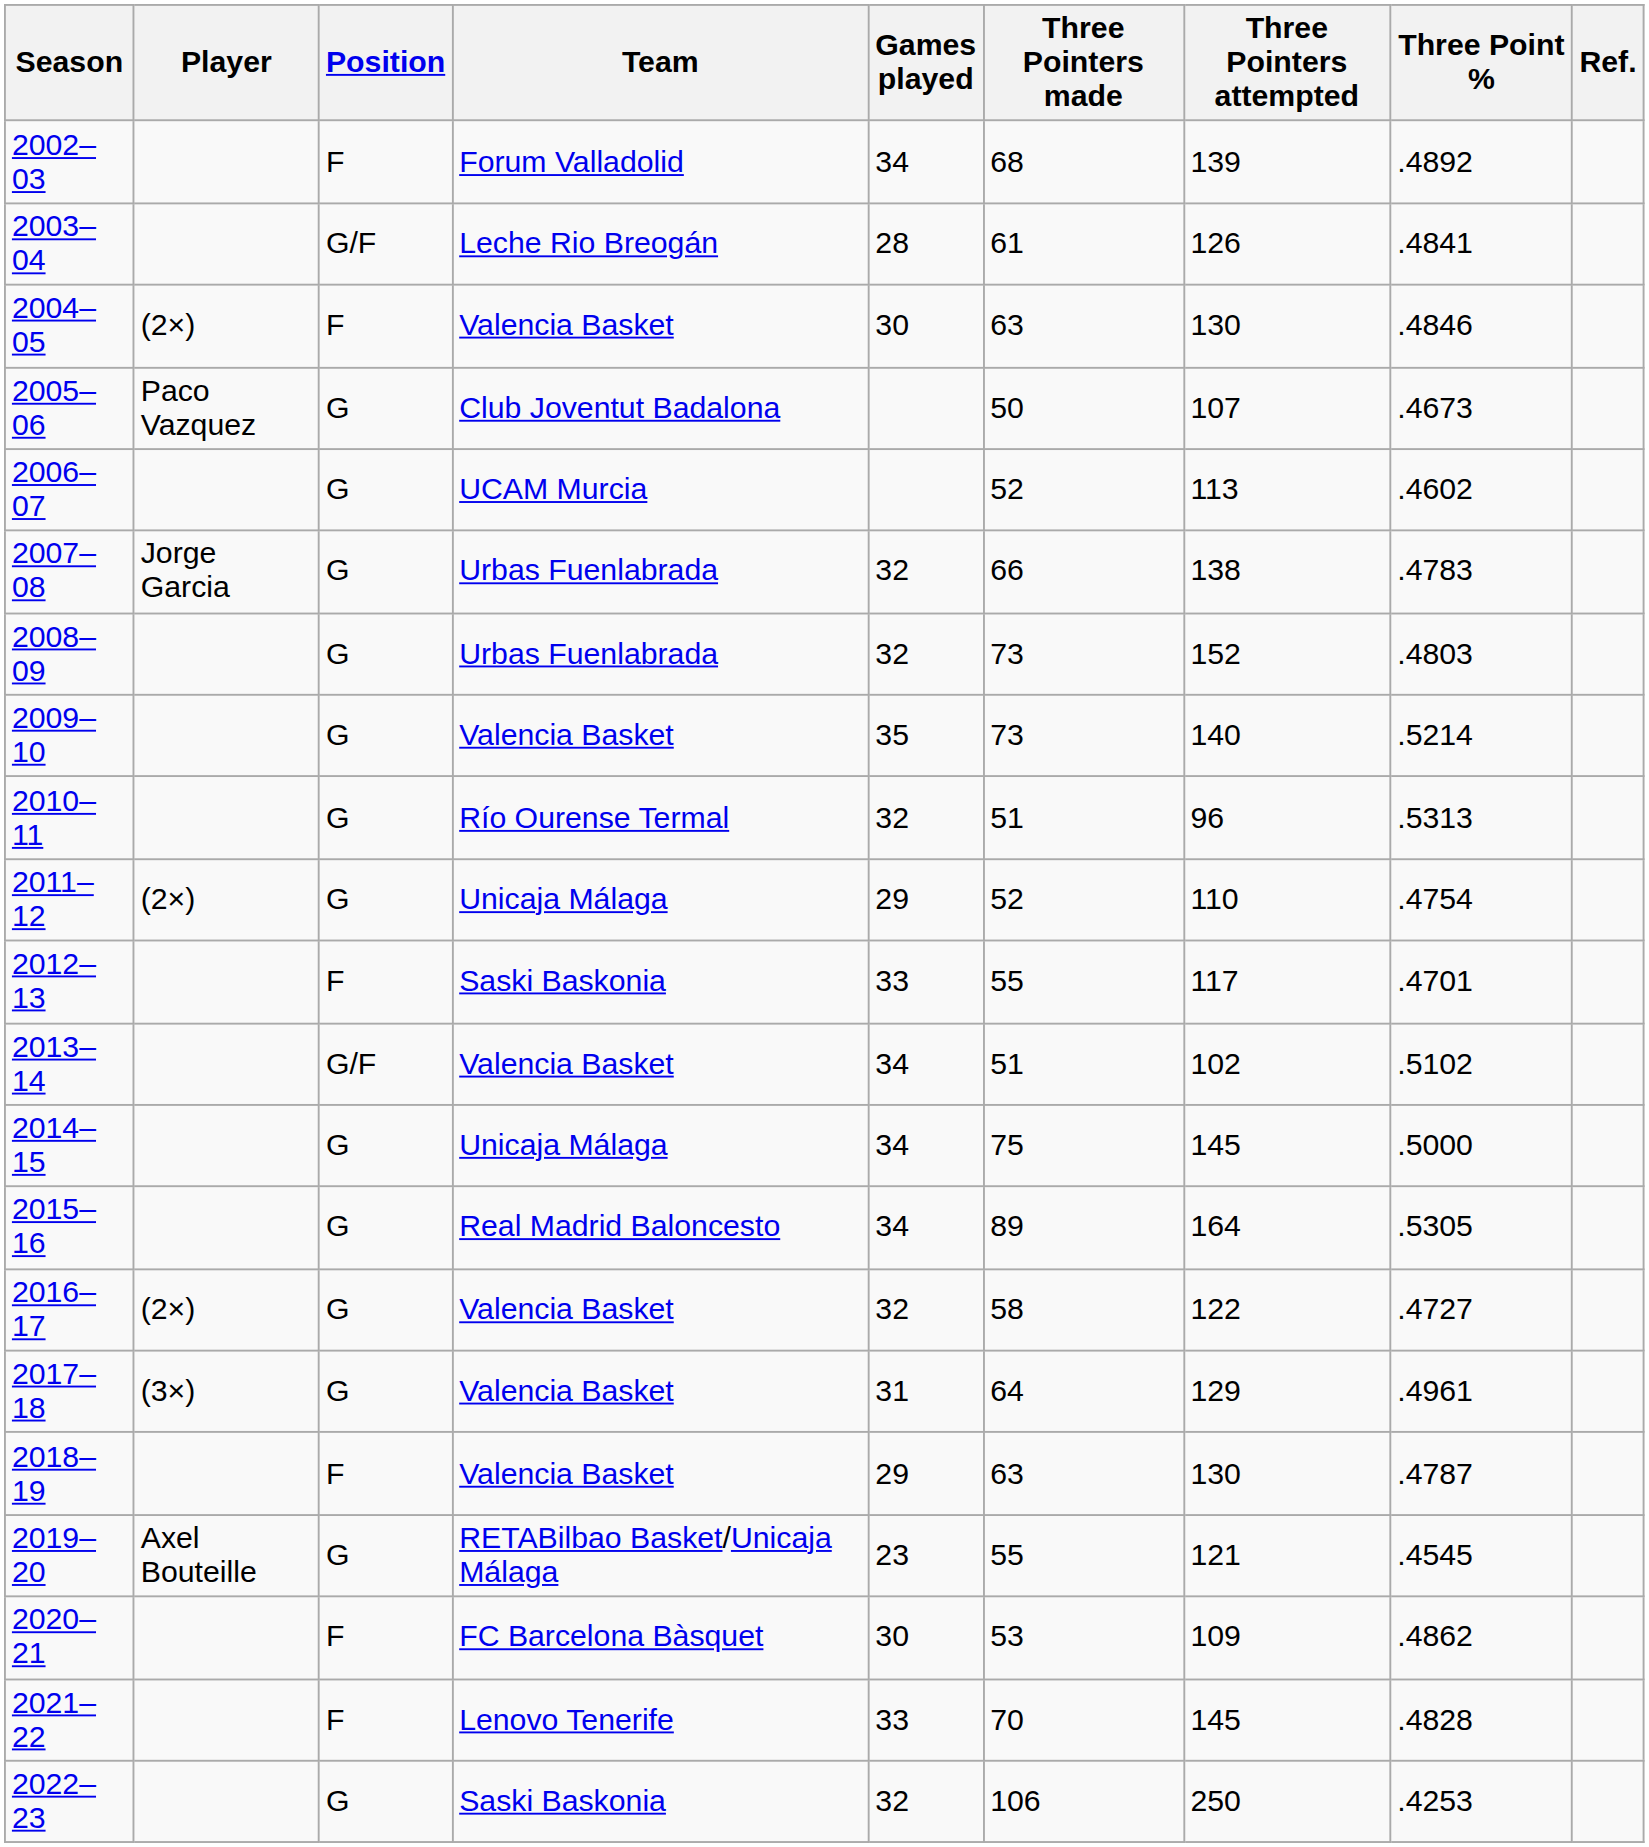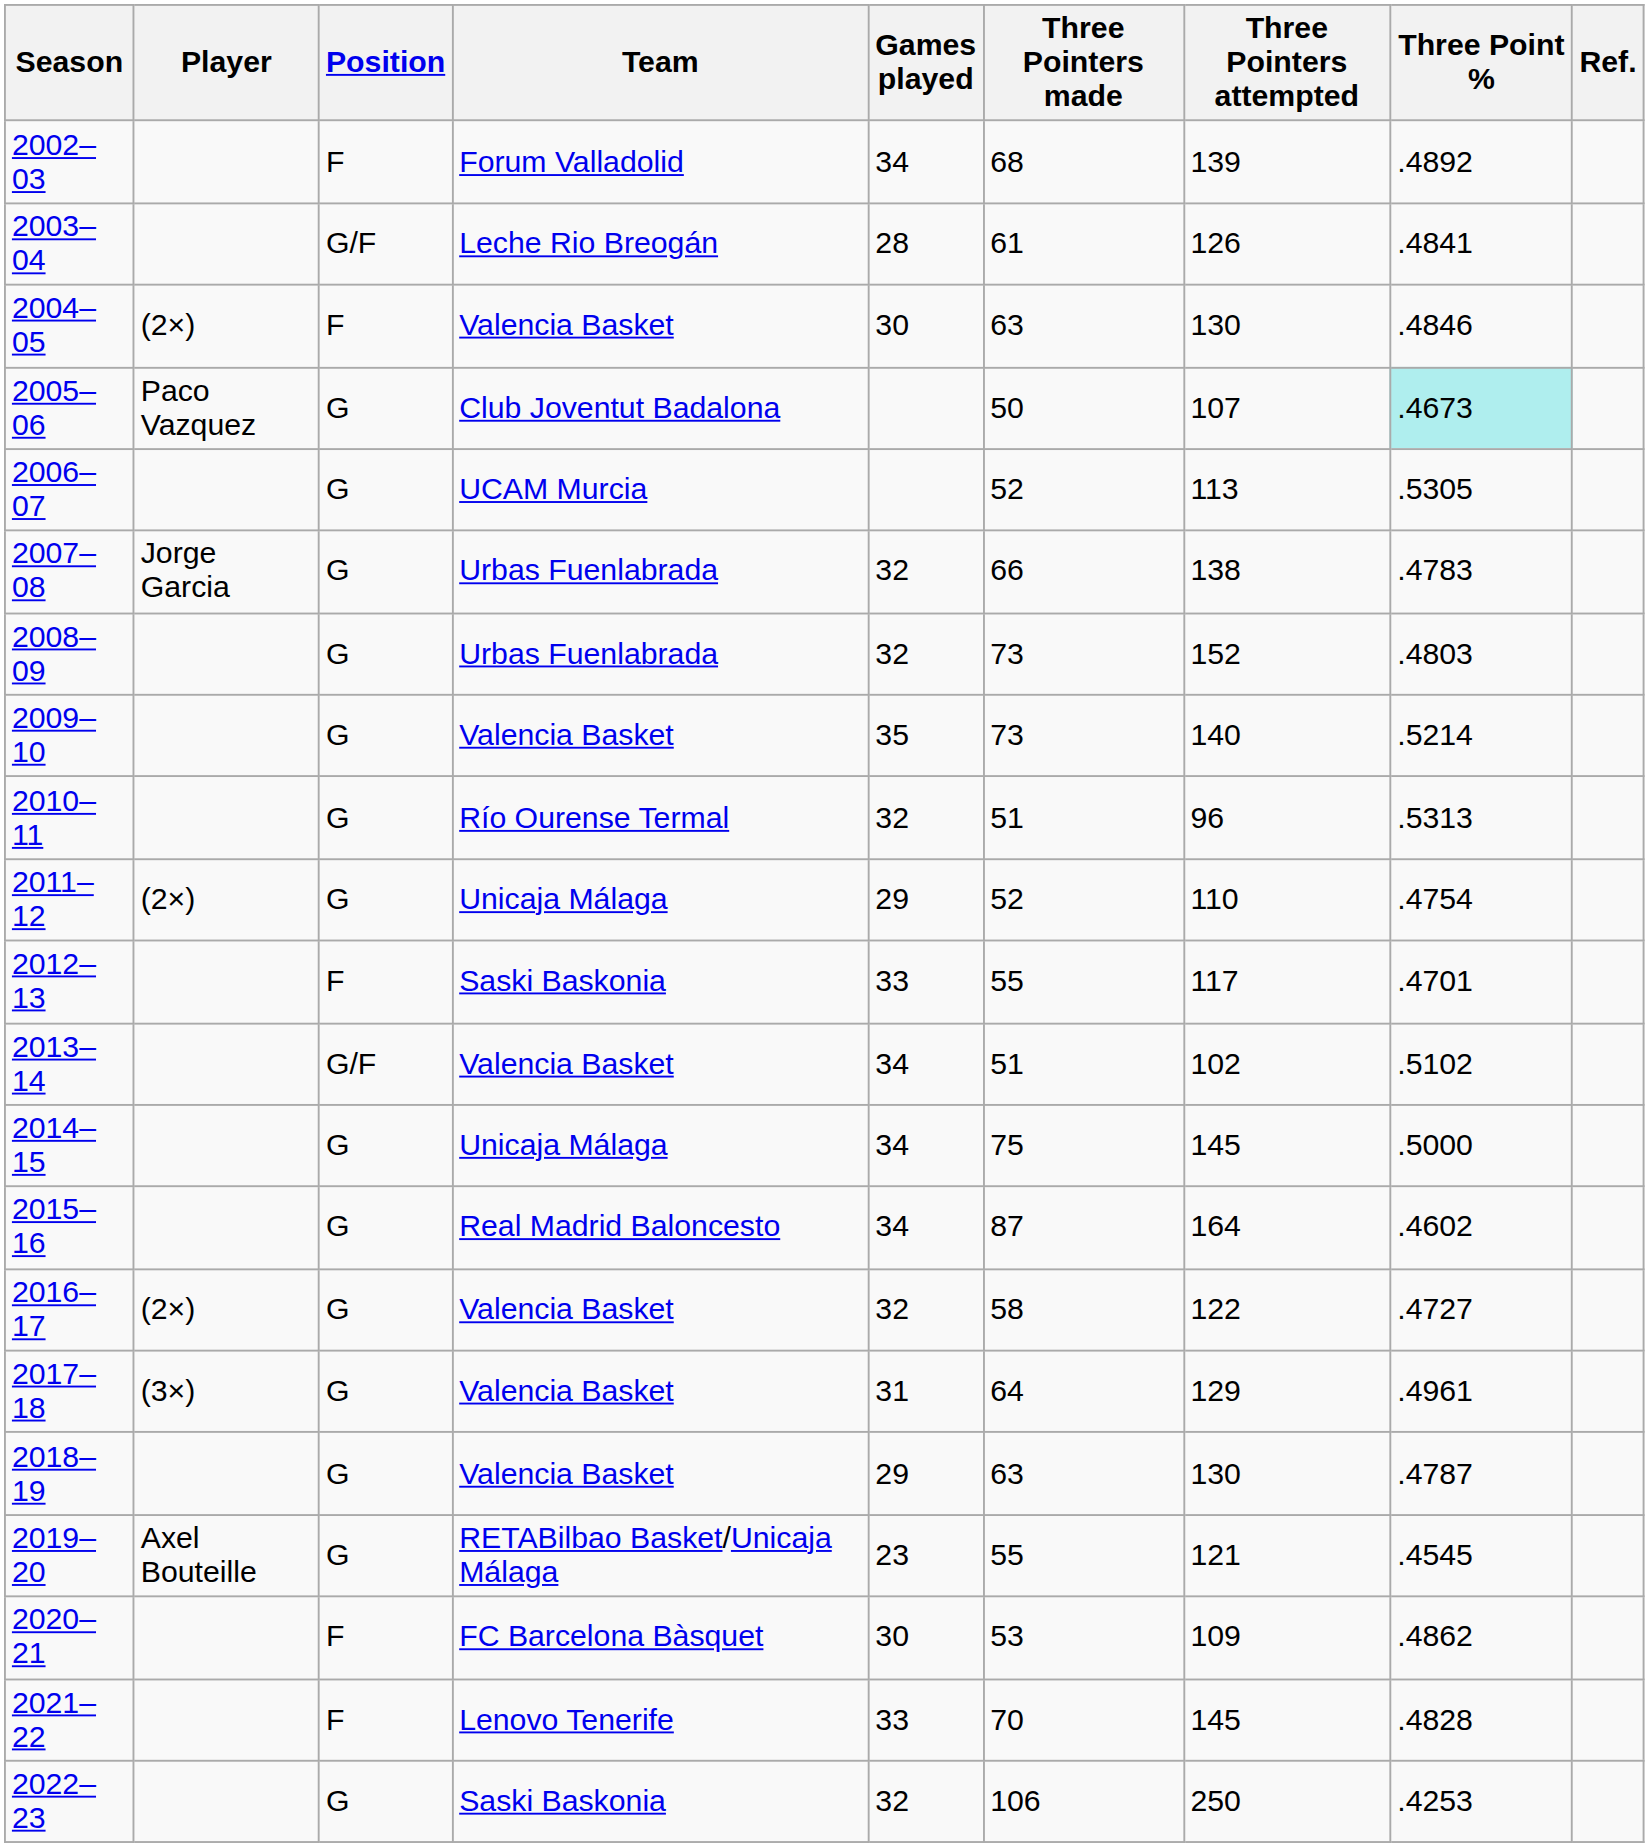(1435, 407) no background -> (1435, 407) paleturquoise background
(1435, 489) .4602 -> (1435, 489) .5305
(1007, 1227) 89 -> (1007, 1227) 87
(1435, 1227) .5305 -> (1435, 1227) .4602
(335, 1473) F -> (338, 1473) G
